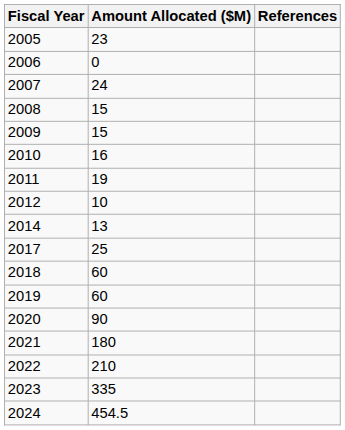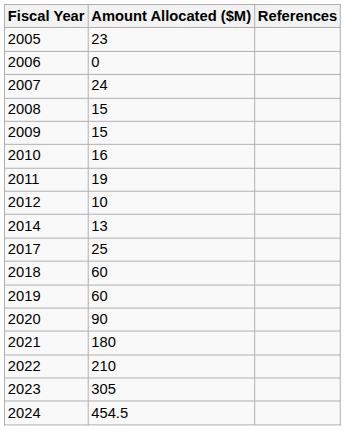(104, 389) 335 -> (104, 389) 305
